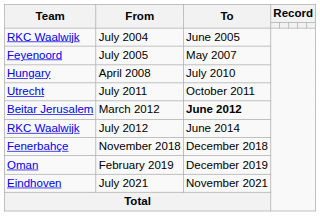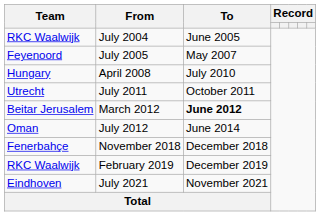(43, 128) RKC Waalwijk -> (23, 128) Oman
(23, 165) Oman -> (43, 165) RKC Waalwijk
